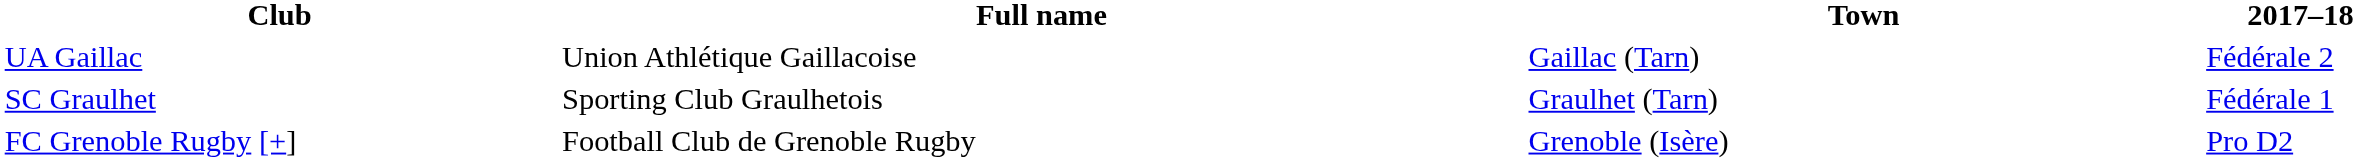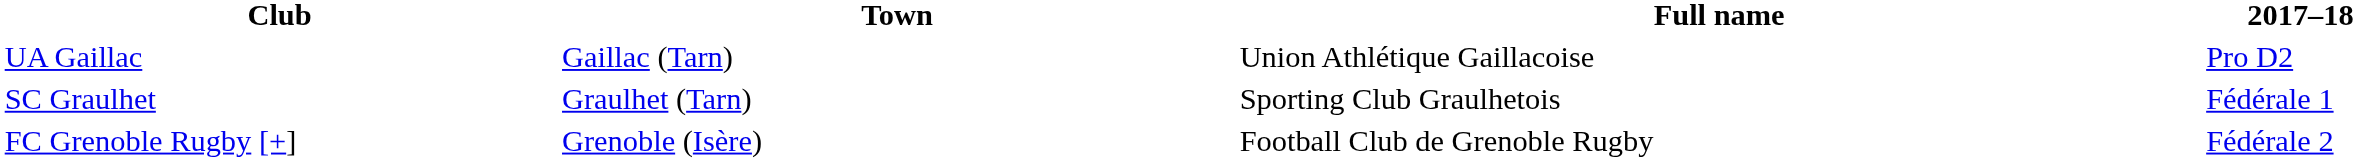columns swapped: (1041, 15) <-> (1864, 15)
(2270, 57) Fédérale 2 -> (2250, 57) Pro D2
(2250, 140) Pro D2 -> (2270, 140) Fédérale 2
